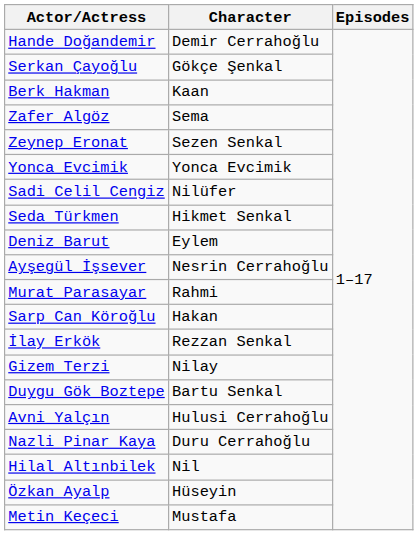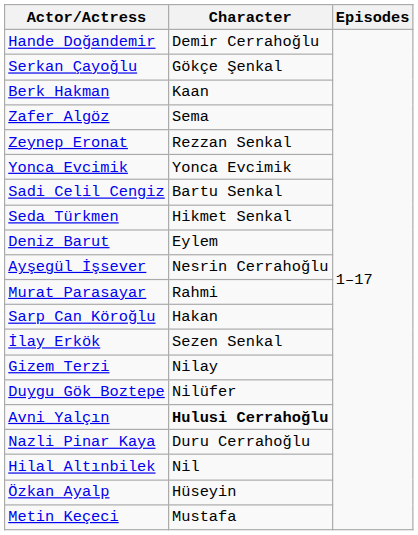(227, 142) Sezen Senkal -> (232, 142) Rezzan Senkal
(204, 192) Nilüfer -> (227, 192) Bartu Senkal
(232, 342) Rezzan Senkal -> (227, 342) Sezen Senkal
(227, 392) Bartu Senkal -> (204, 392) Nilüfer
(250, 417) normal -> (250, 417) bold
